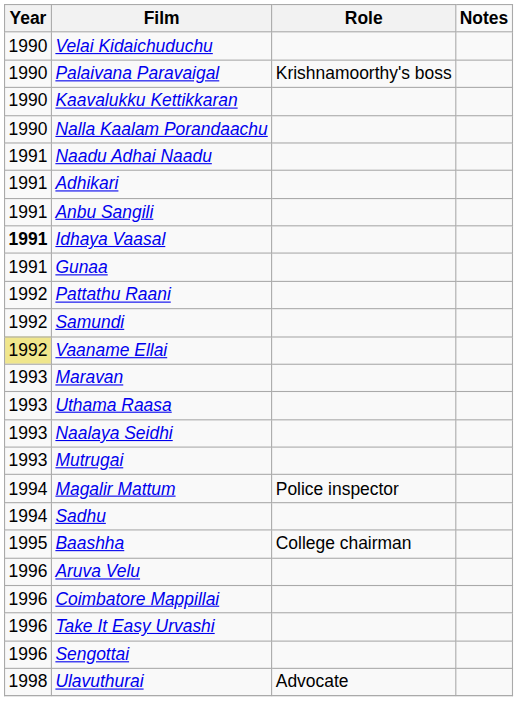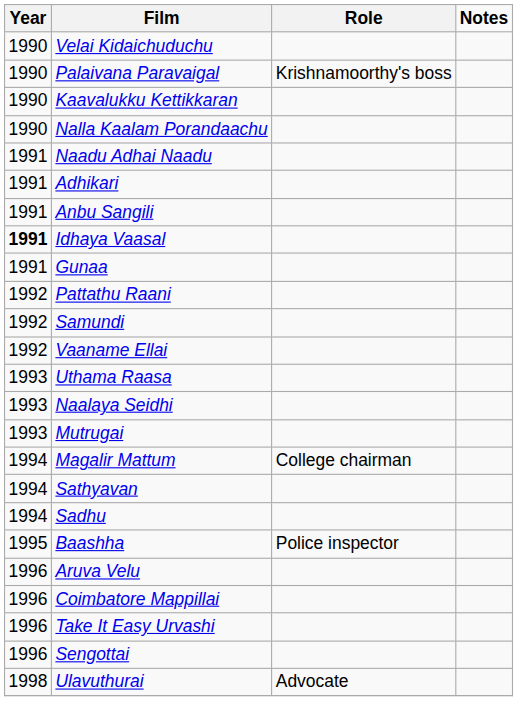(28, 350) khaki background -> (28, 350) no background
- row: (89, 377)
(337, 488) Police inspector -> (344, 460) College chairman
+ row: (97, 488)
(344, 543) College chairman -> (337, 543) Police inspector
